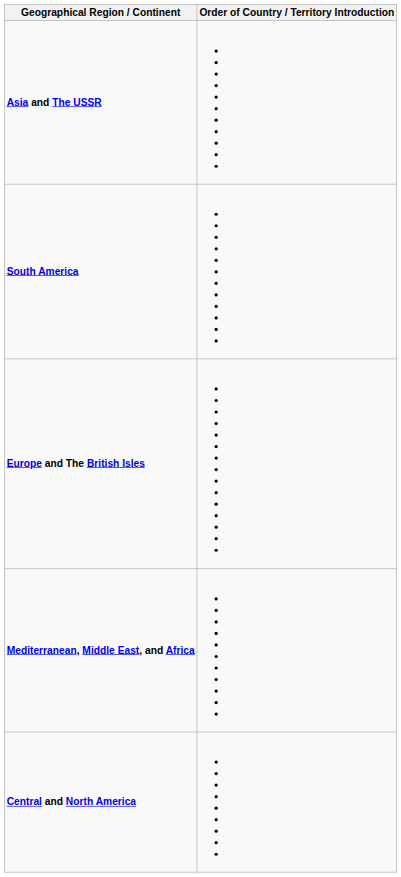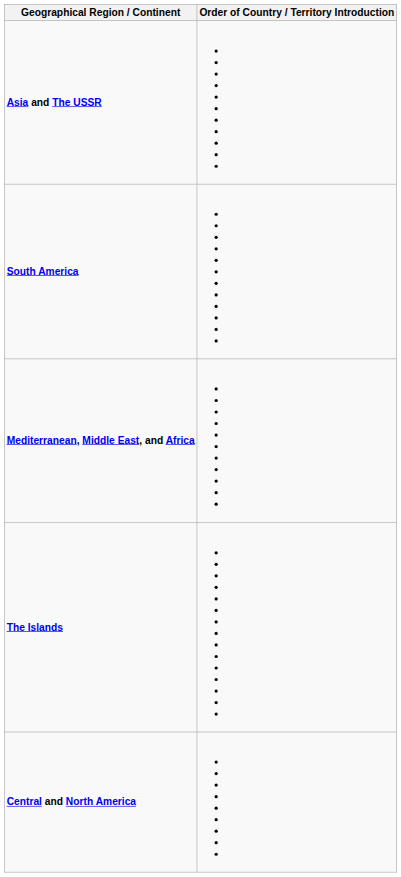- row: (76, 463)
+ row: (35, 627)
